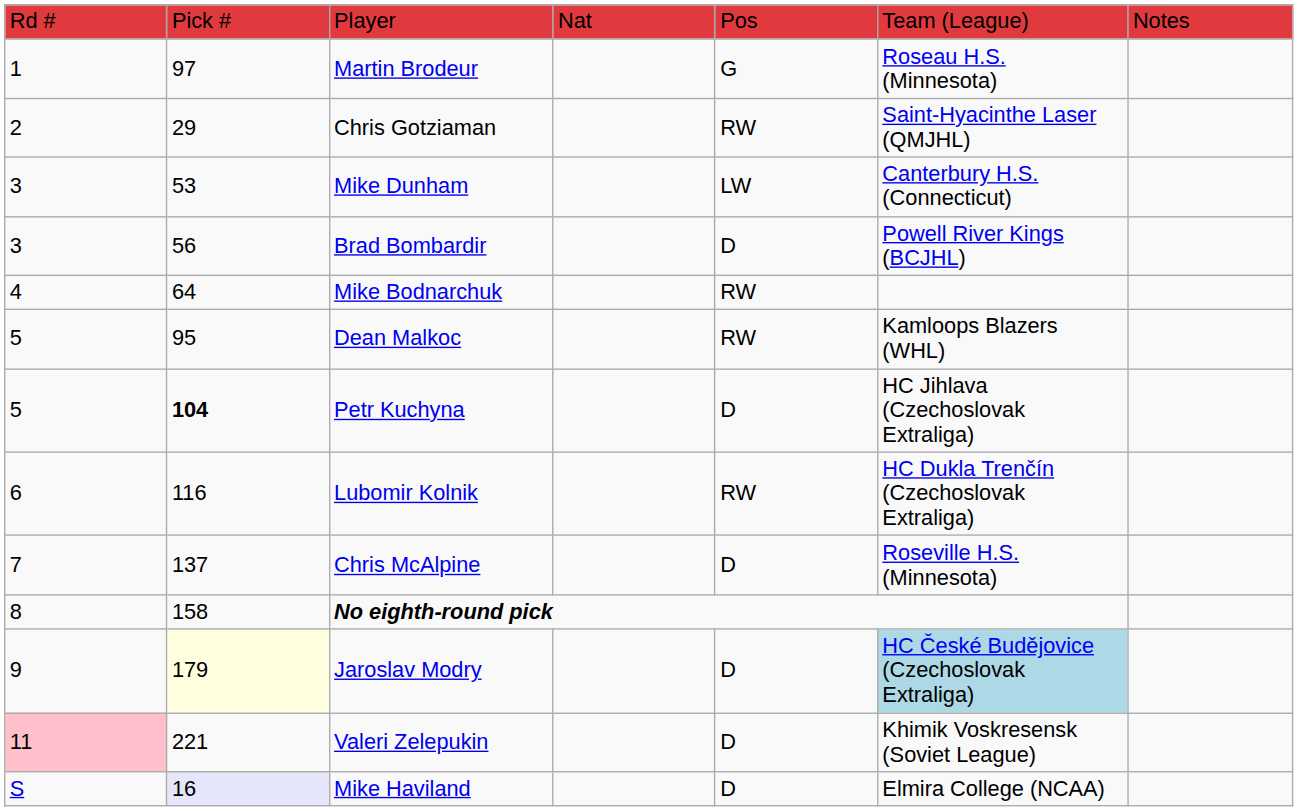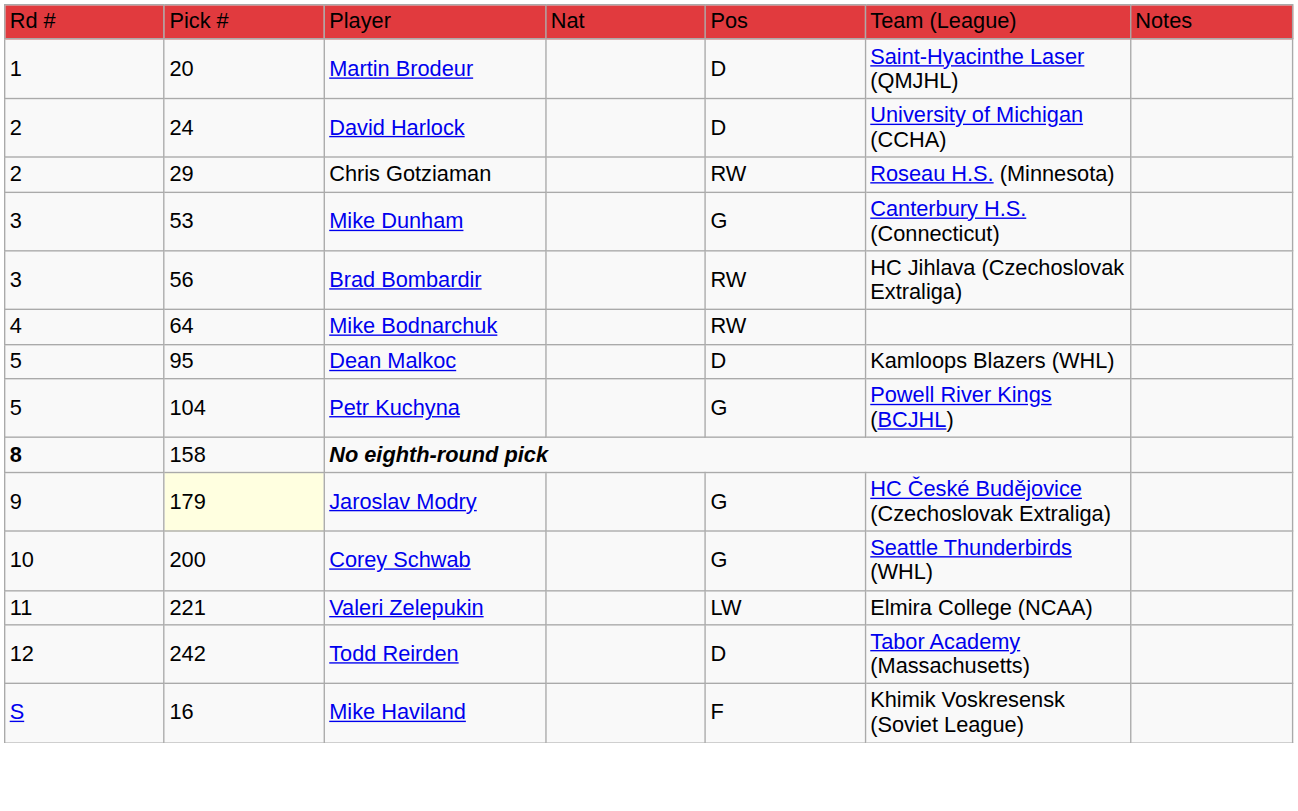(184, 68) 97 -> (182, 68) 20
(729, 68) G -> (718, 68) D
(944, 68) Roseau H.S. (Minnesota) -> (977, 68) Saint-Hyacinthe Laser (QMJHL)
+ row: (397, 127)
(989, 127) Saint-Hyacinthe Laser (QMJHL) -> (992, 174) Roseau H.S. (Minnesota)
(736, 186) LW -> (719, 220) G
(728, 245) D -> (728, 279) RW
(973, 245) Powell River Kings (BCJHL) -> (997, 279) HC Jihlava (Czechoslovak Extraliga)
(738, 338) RW -> (718, 361) D
(190, 410) bold -> (188, 407) normal
(728, 410) D -> (719, 407) G
(954, 410) HC Jihlava (Czechoslovak Extraliga) -> (961, 407) Powell River Kings (BCJHL)
- row: (406, 493)
- row: (407, 564)
(16, 611) normal -> (16, 454) bold
(728, 670) D -> (719, 501) G
(988, 670) lightblue background -> (991, 501) no background
+ row: (400, 560)
(21, 741) pink background -> (21, 607) no background
(728, 741) D -> (726, 607) LW
(980, 741) Khimik Voskresensk (Soviet League) -> (982, 607) Elmira College (NCAA)
+ row: (394, 653)
(184, 788) lavender background -> (182, 712) no background
(728, 788) D -> (717, 712) F
(994, 788) Elmira College (NCAA) -> (968, 712) Khimik Voskresensk (Soviet League)
